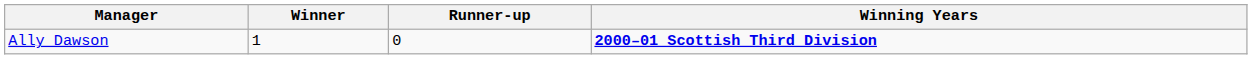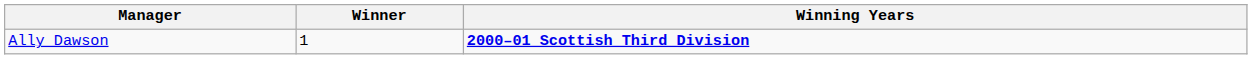- column: (490, 17)
